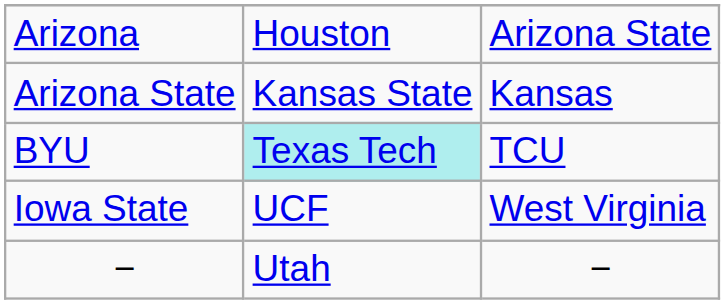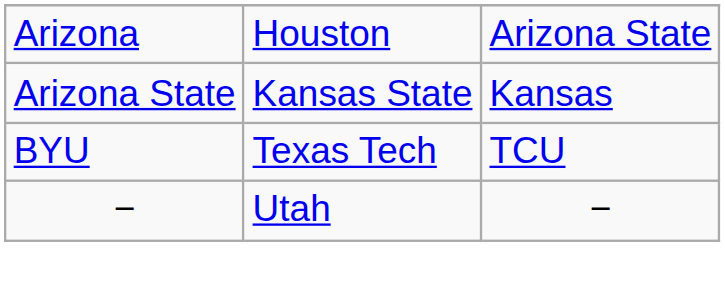(345, 151) paleturquoise background -> (345, 151) no background
- row: (101, 209)
